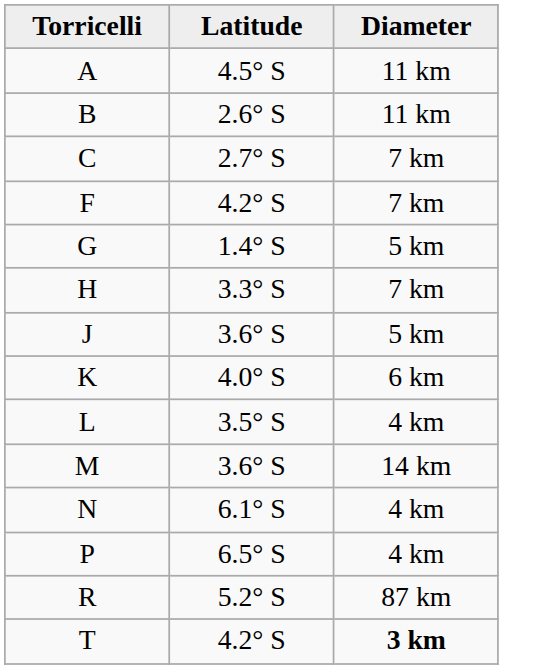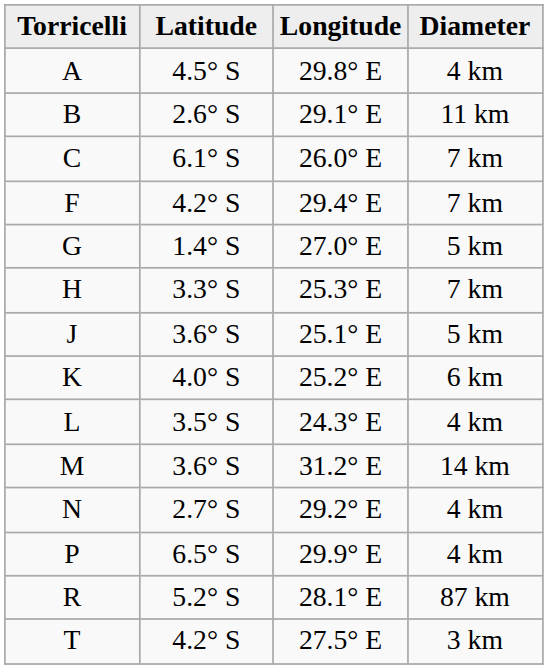+ column: (341, 26)
(416, 70) 11 km -> (475, 70) 4 km
(252, 158) 2.7° S -> (206, 158) 6.1° S
(252, 509) 6.1° S -> (206, 509) 2.7° S
(416, 641) bold -> (475, 641) normal
